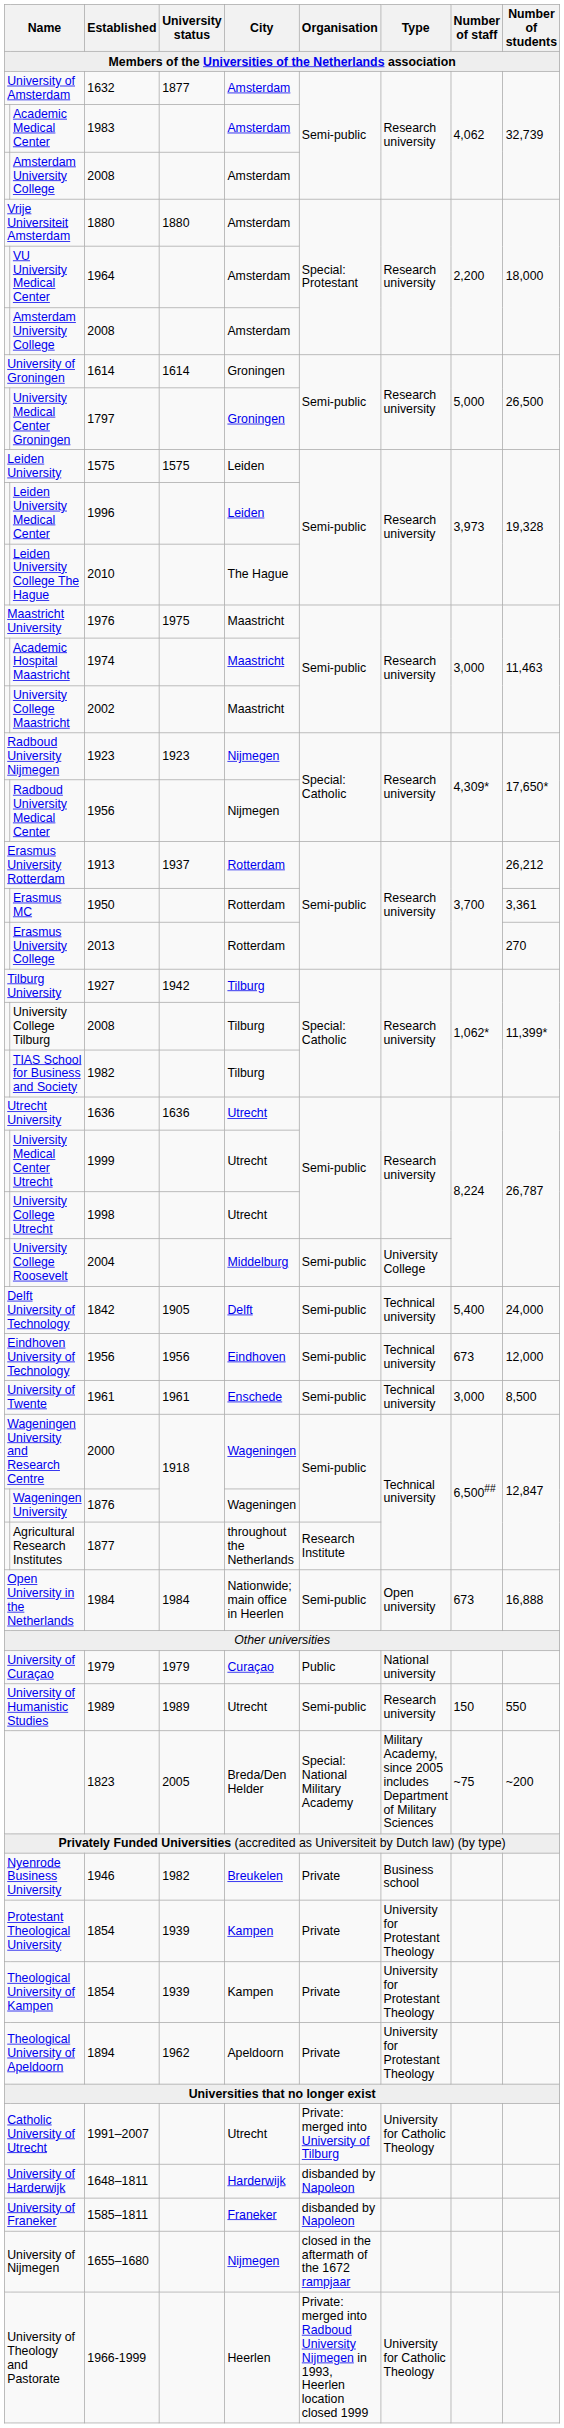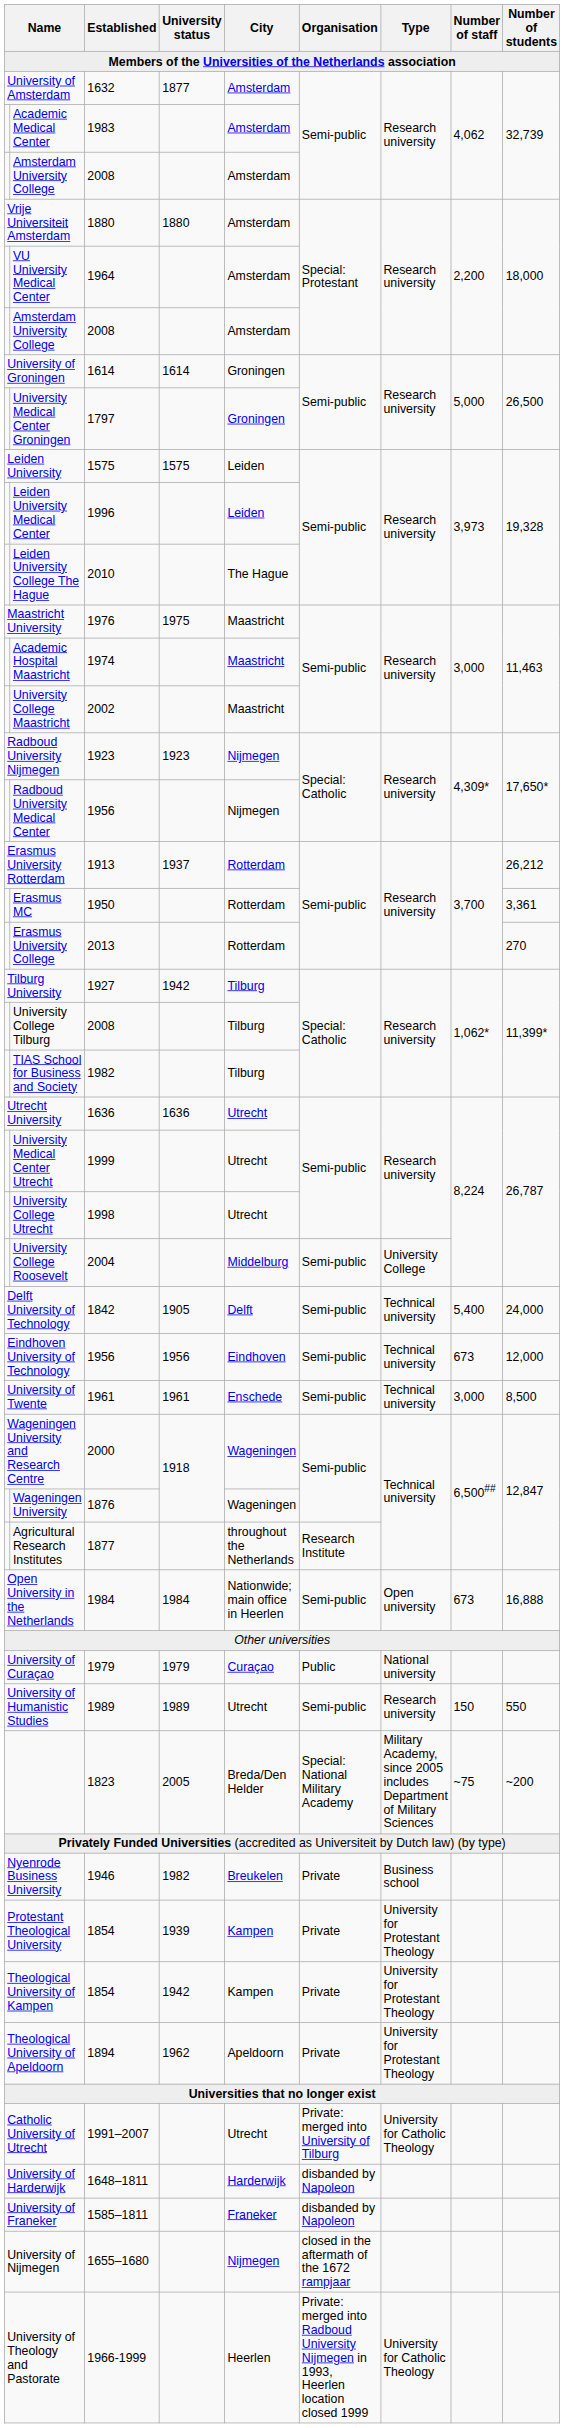(176, 1992) 1939 -> (176, 1992) 1942
